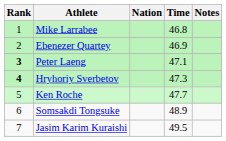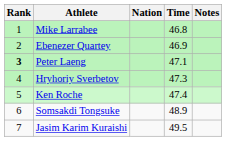(19, 78) bold -> (19, 78) normal
(178, 95) 47.7 -> (178, 95) 47.4
